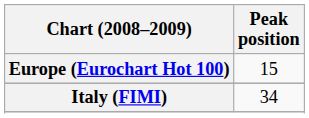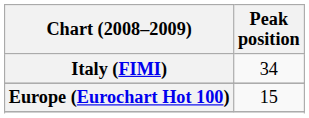rows swapped: (119, 68) <-> (119, 97)
